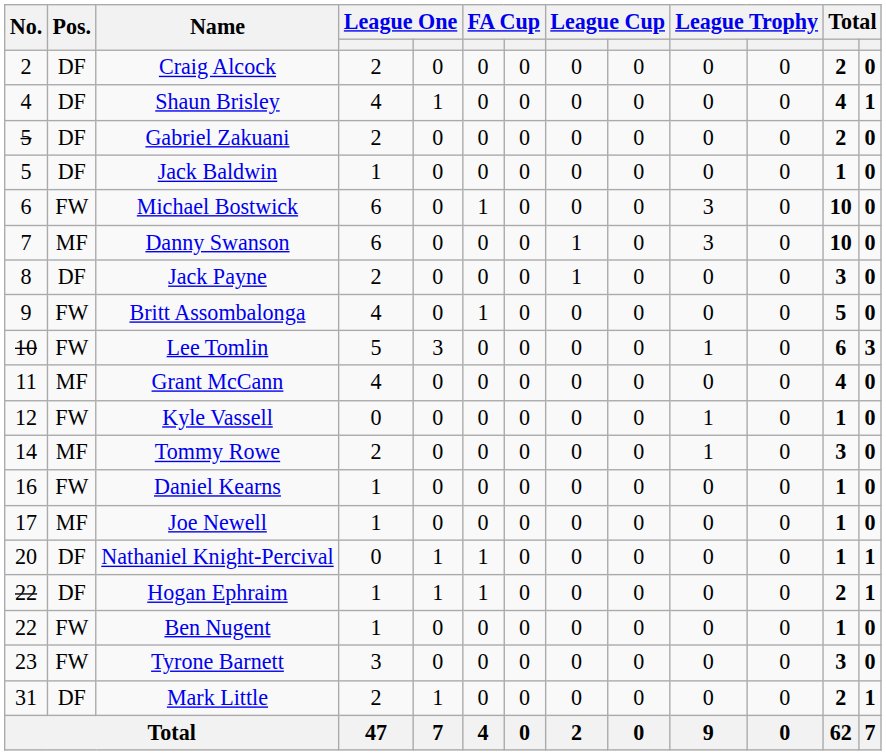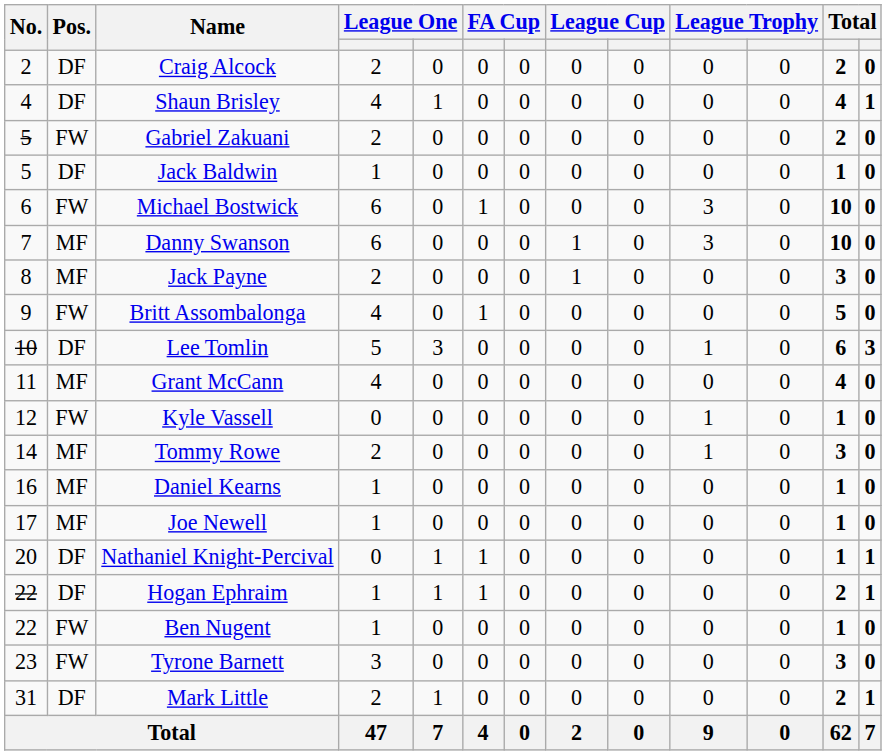(72, 137) DF -> (72, 137) FW
(72, 277) DF -> (72, 277) MF
(72, 347) FW -> (72, 347) DF
(72, 487) FW -> (72, 487) MF
